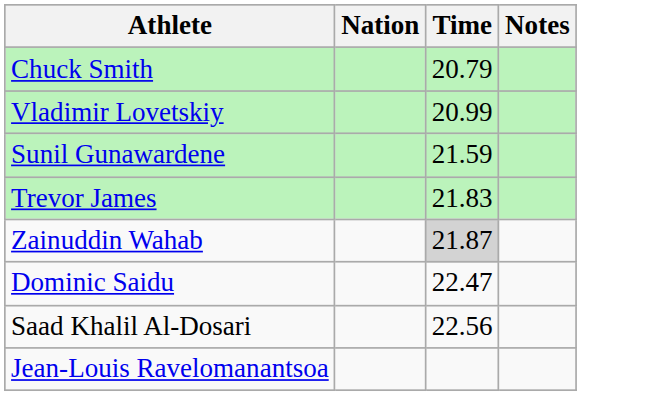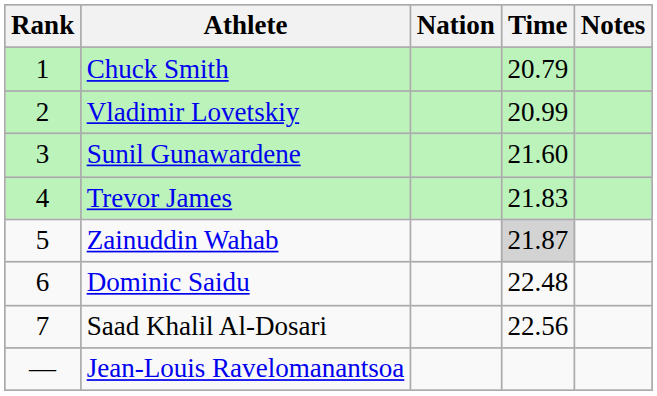+ column: (43, 25)
(462, 154) 21.59 -> (538, 154) 21.60
(462, 283) 22.47 -> (538, 283) 22.48
